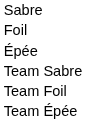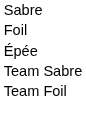- row: (41, 111)
